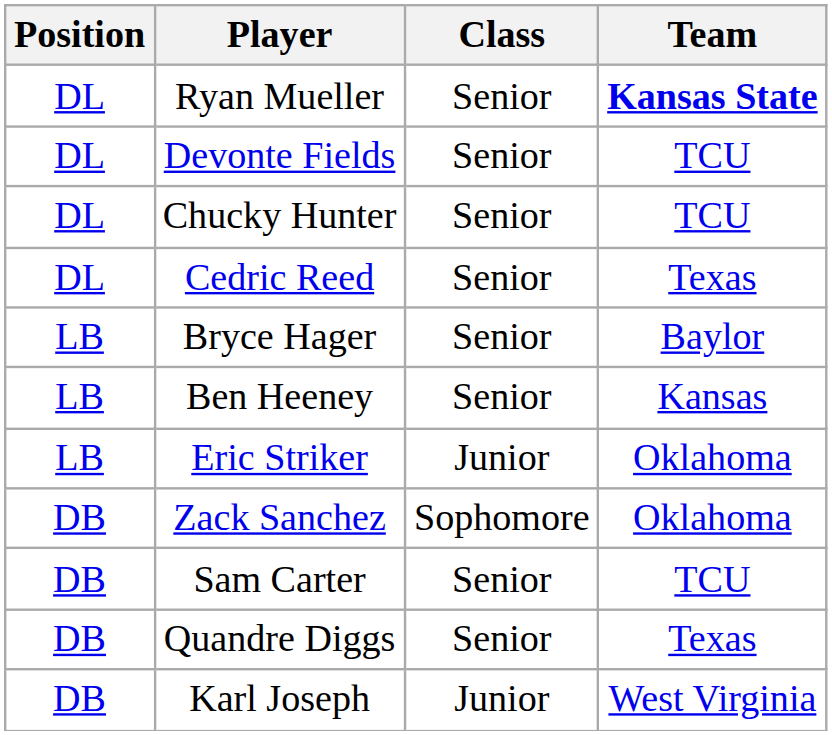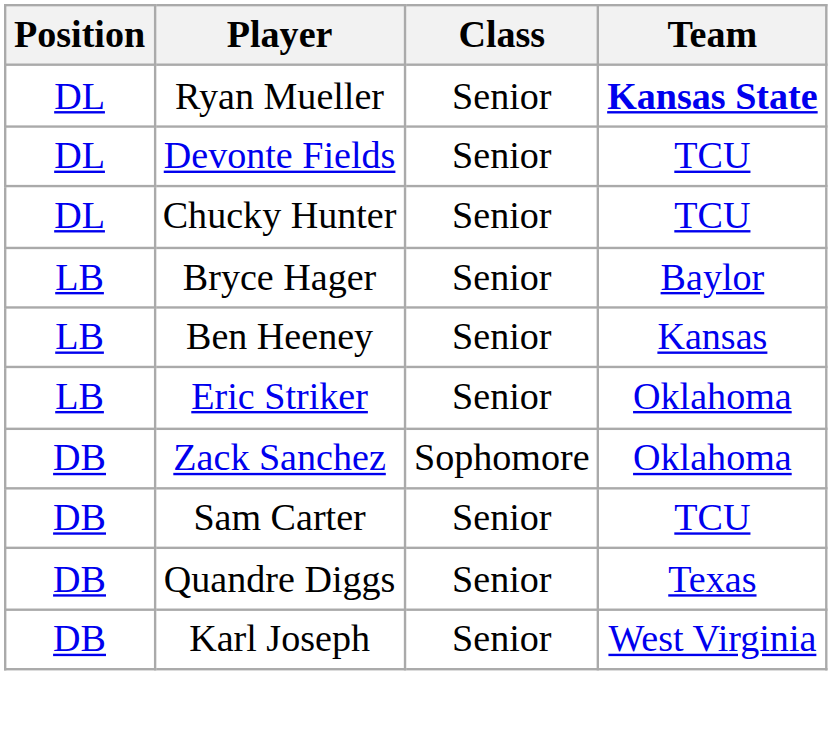- row: (280, 276)
(502, 457) Junior -> (502, 397) Senior
(502, 699) Junior -> (502, 638) Senior
